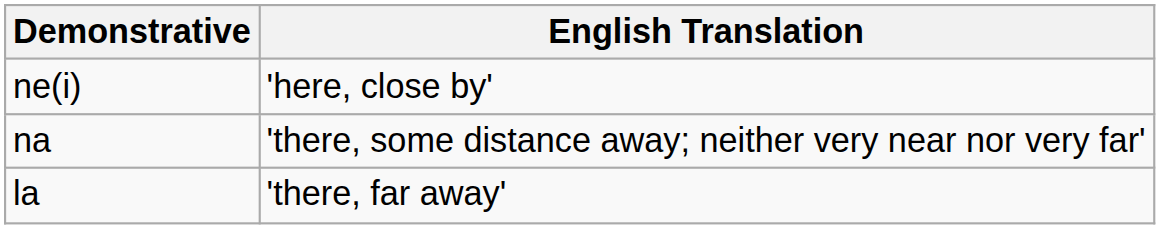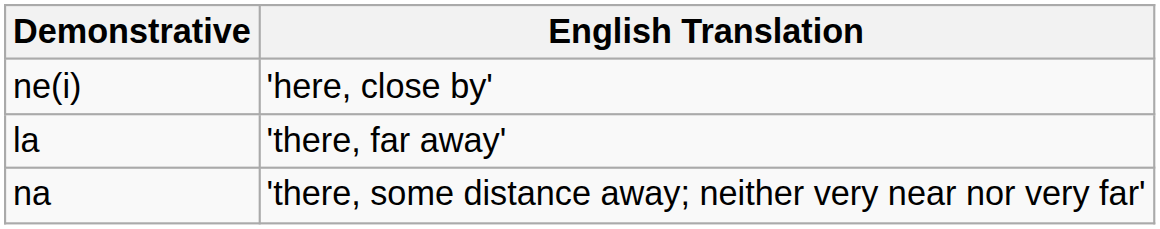rows swapped: (32, 140) <-> (26, 194)
